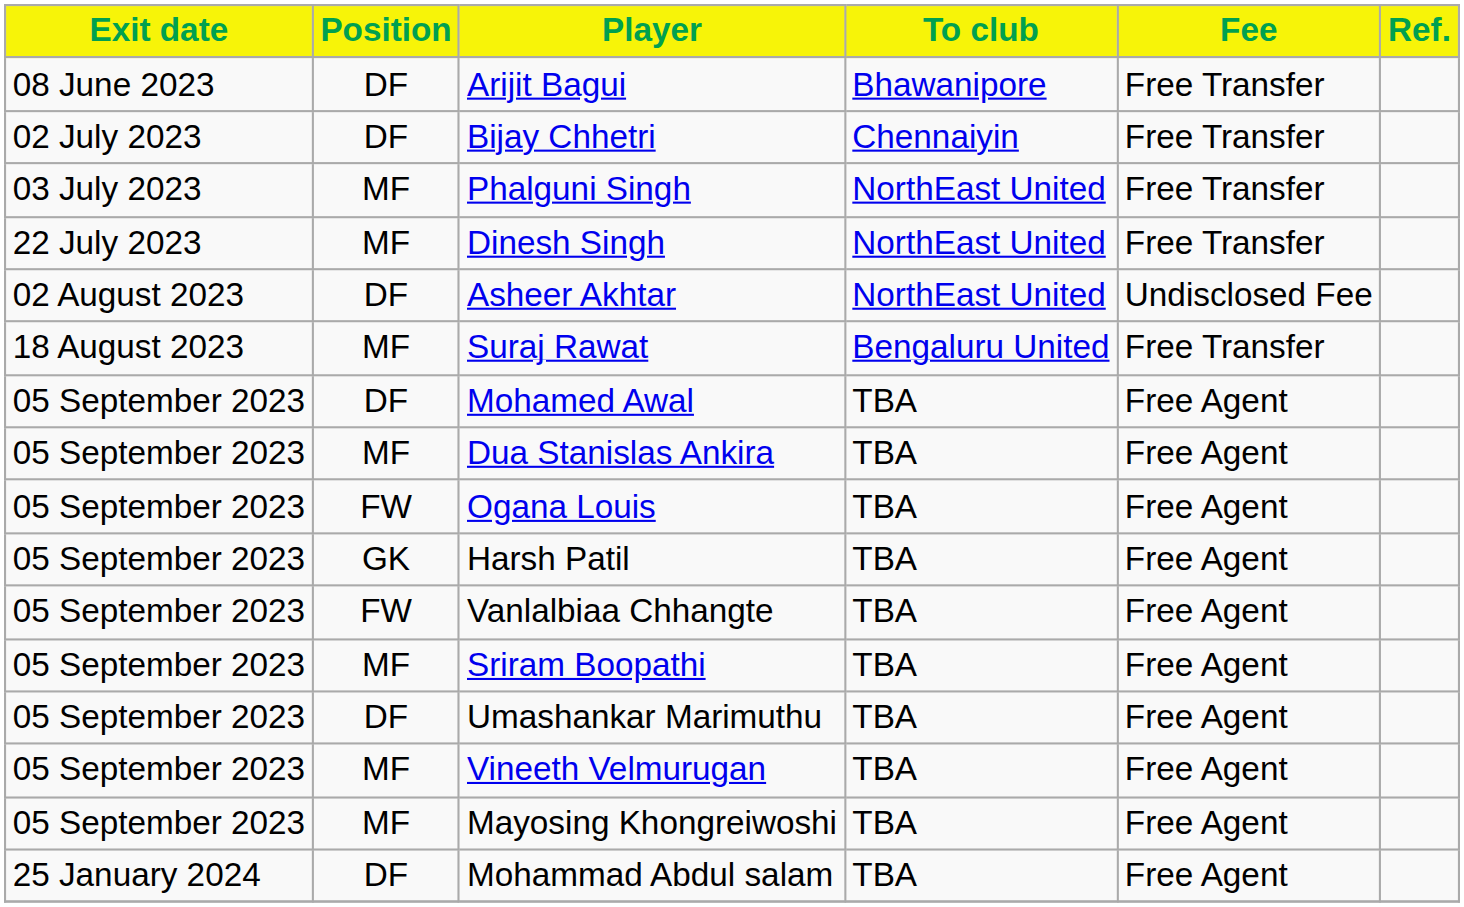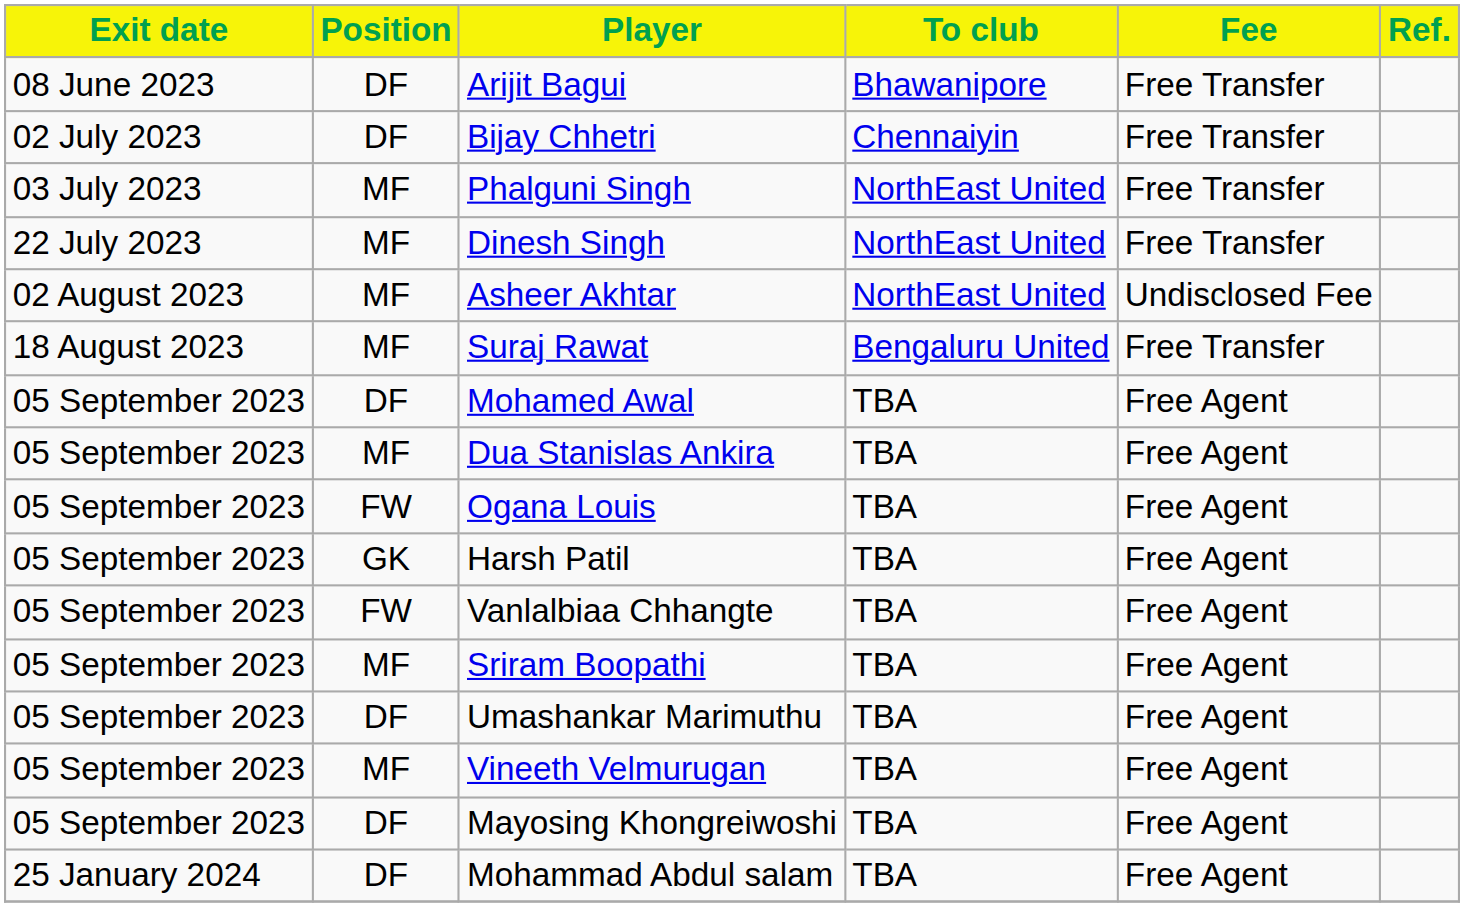(386, 294) DF -> (386, 294) MF
(386, 822) MF -> (386, 822) DF
